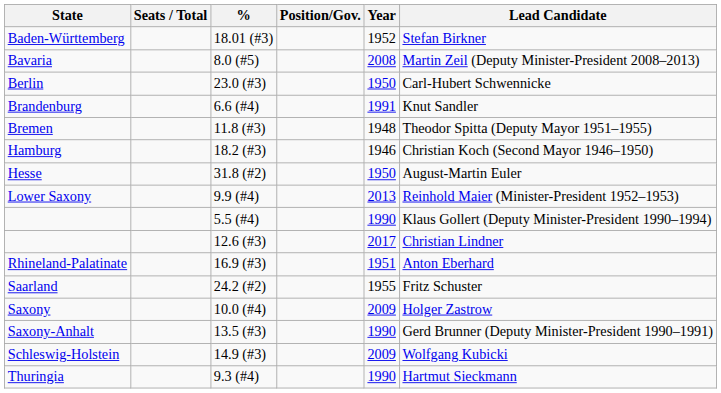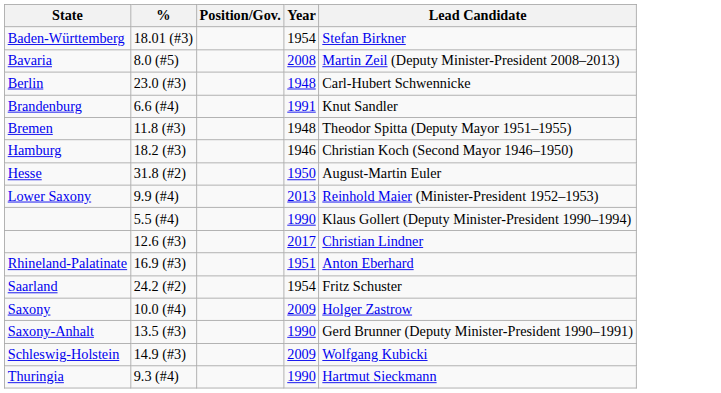- column: (171, 15)
(382, 38) 1952 -> (302, 38) 1954
(382, 83) 1950 -> (302, 83) 1948
(382, 286) 1955 -> (302, 286) 1954
